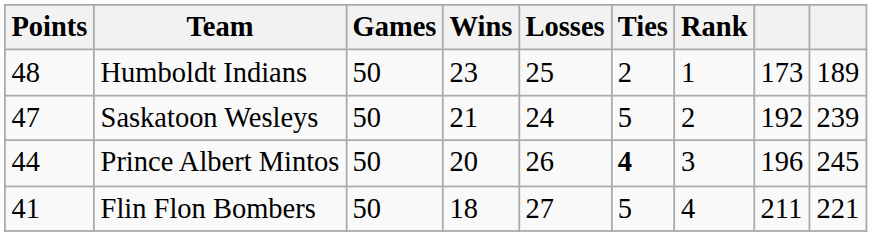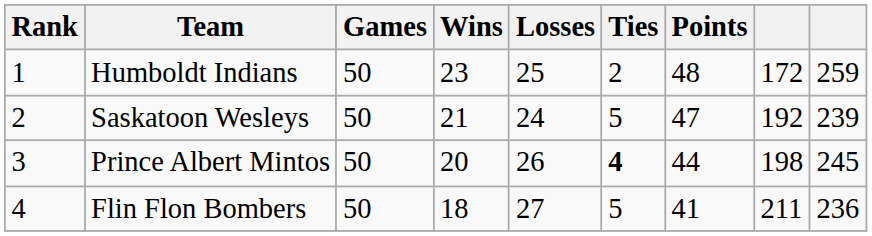columns swapped: (714, 27) <-> (49, 27)
(782, 72) 173 -> (782, 72) 172
(838, 72) 189 -> (838, 72) 259
(782, 162) 196 -> (782, 162) 198
(838, 207) 221 -> (838, 207) 236
